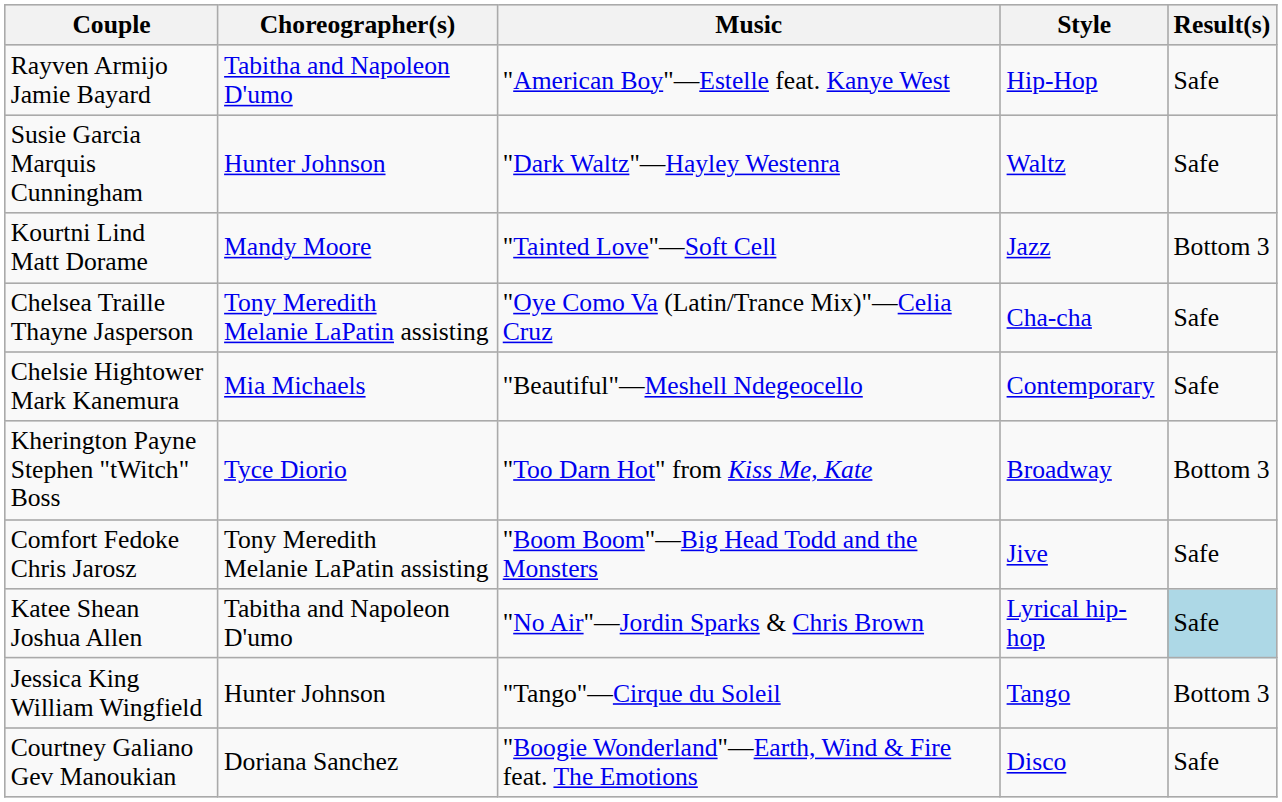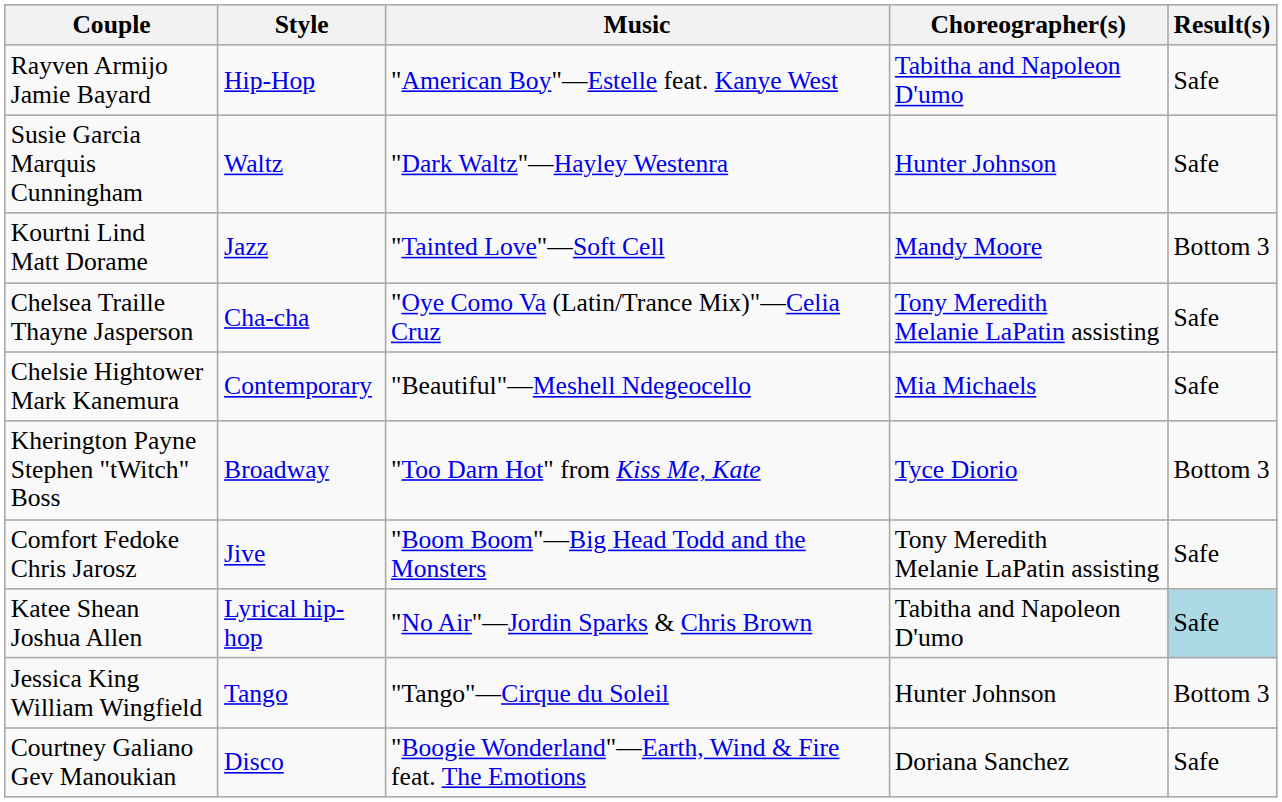columns swapped: (1084, 24) <-> (358, 24)
